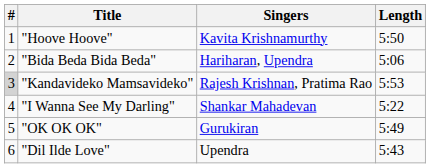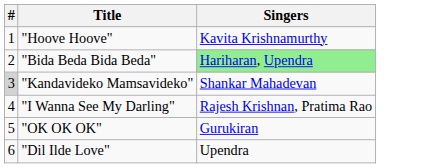- column: (401, 15)
(256, 60) no background -> (256, 60) lightgreen background
(286, 83) Rajesh Krishnan, Pratima Rao -> (258, 83) Shankar Mahadevan
(258, 106) Shankar Mahadevan -> (286, 106) Rajesh Krishnan, Pratima Rao
